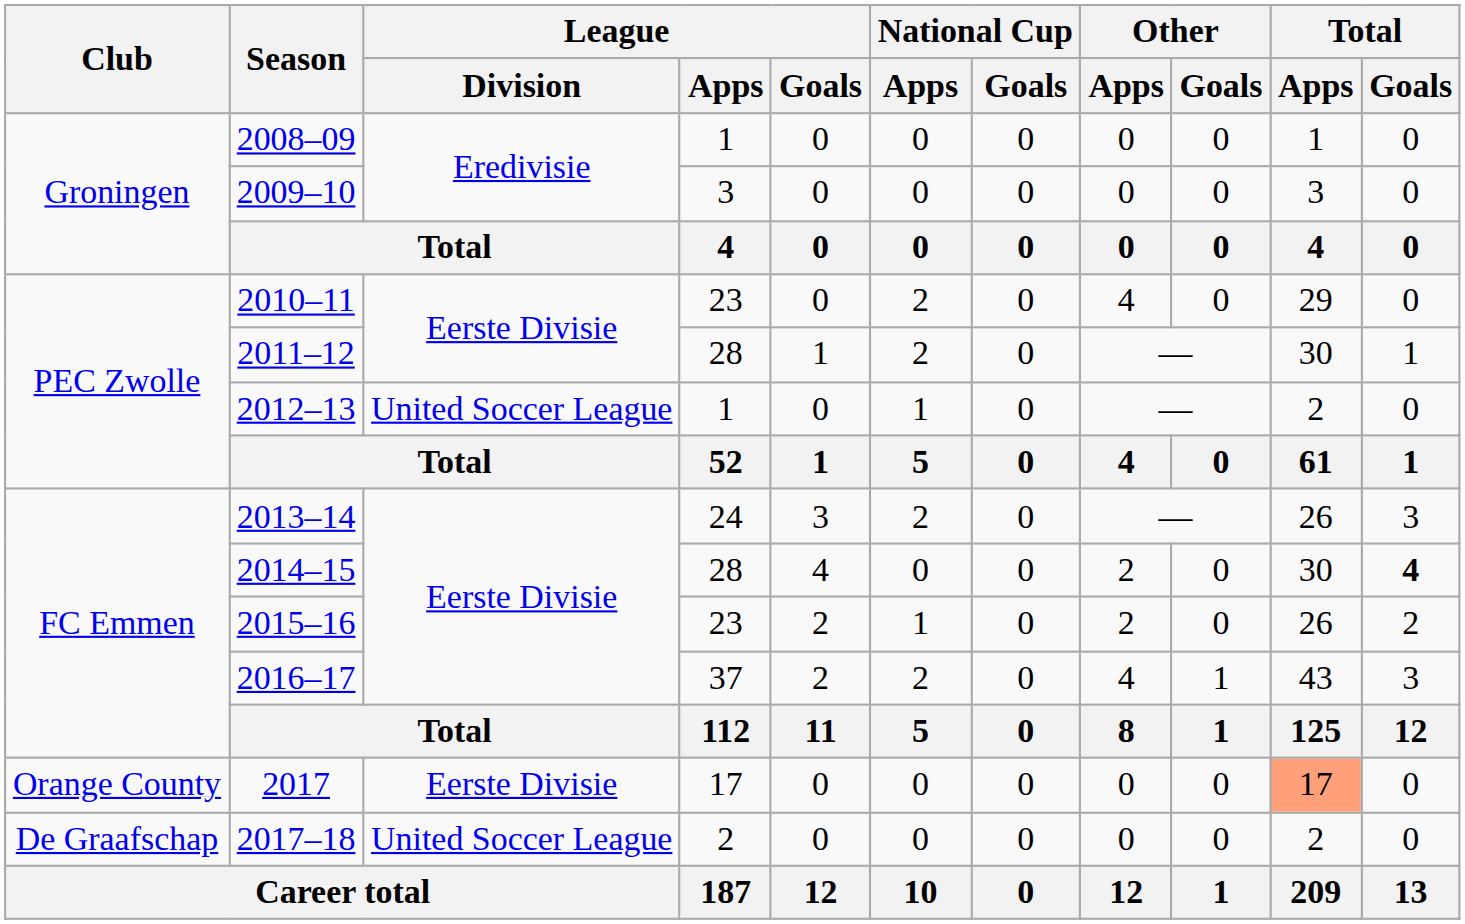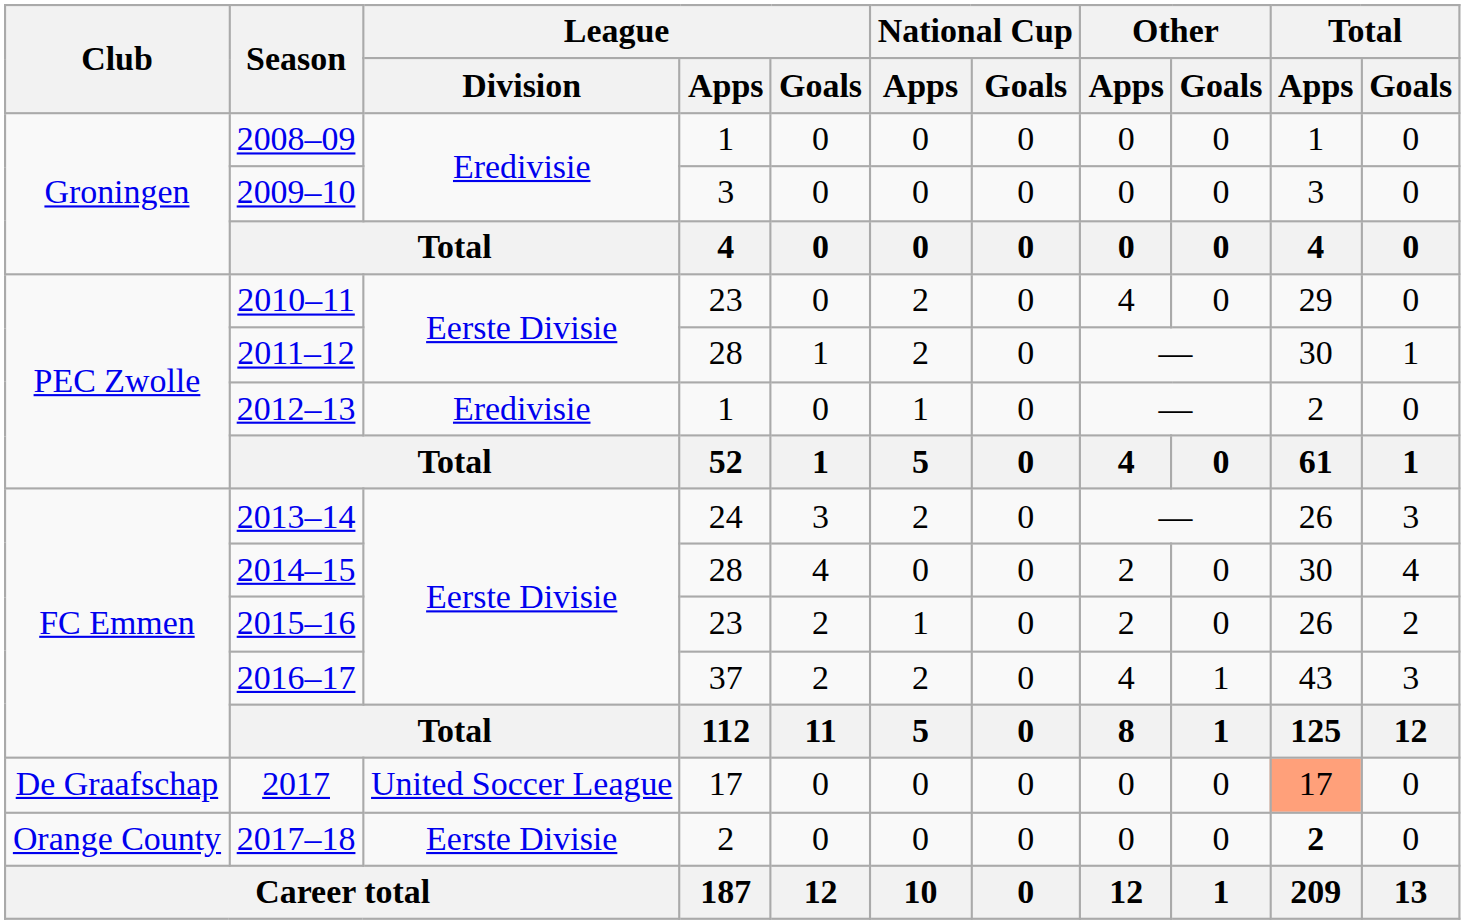(522, 407) United Soccer League -> (522, 407) Eredivisie
(1411, 569) bold -> (1411, 569) normal
(117, 784) Orange County -> (117, 784) De Graafschap
(522, 784) Eerste Divisie -> (522, 784) United Soccer League
(117, 838) De Graafschap -> (117, 838) Orange County
(522, 838) United Soccer League -> (522, 838) Eerste Divisie
(1316, 838) normal -> (1316, 838) bold
